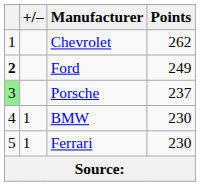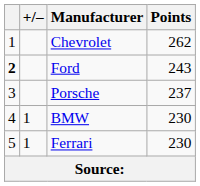(180, 67) 249 -> (180, 67) 243
(12, 93) lightgreen background -> (12, 93) no background
